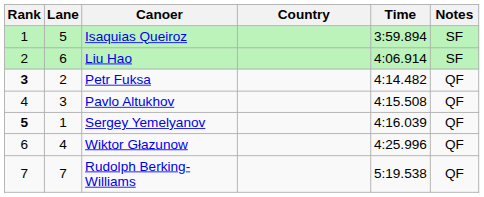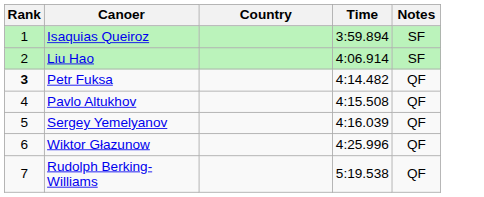- column: (63, 15)
(24, 123) bold -> (24, 123) normal
